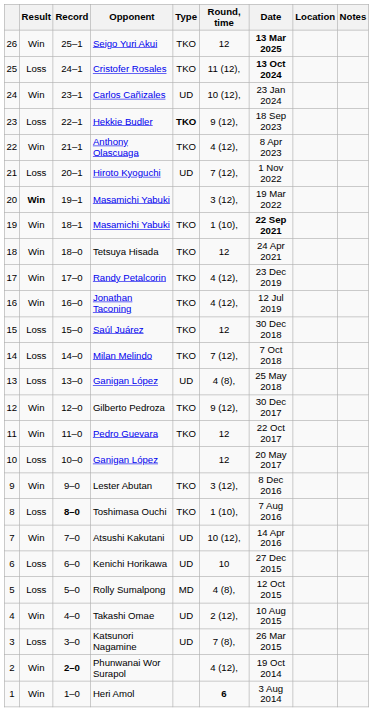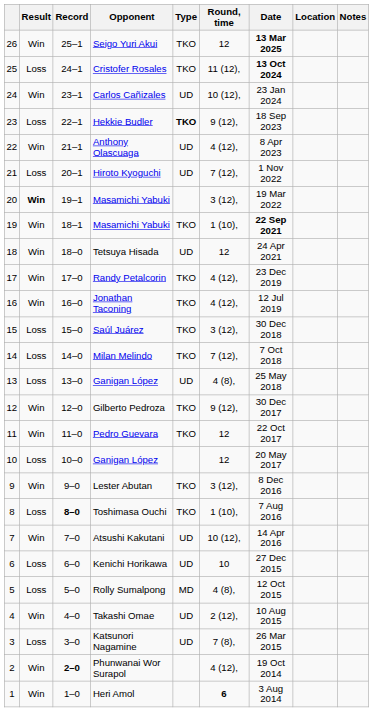(186, 147) TKO -> (186, 147) UD
(186, 251) TKO -> (186, 251) UD
(224, 329) 12 -> (224, 329) 3 (12),
